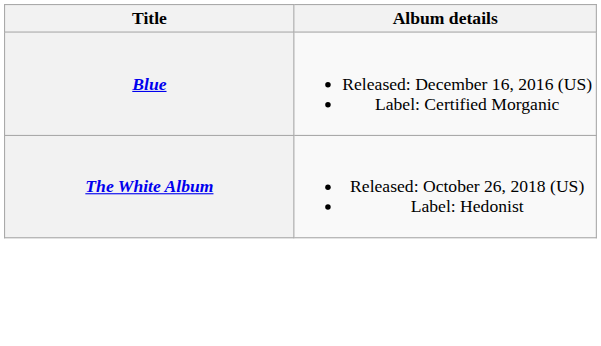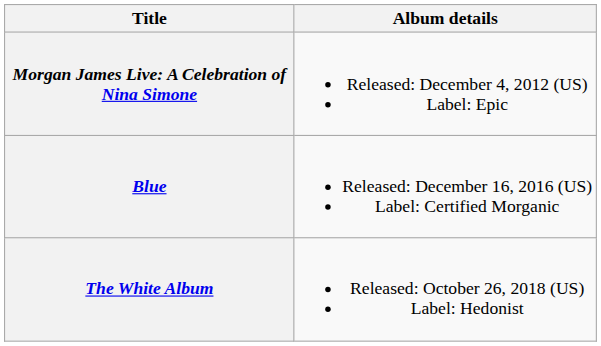+ row: (149, 83)
